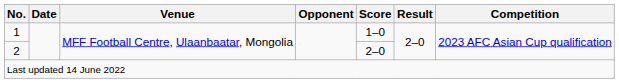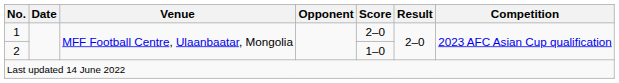(375, 32) 1–0 -> (375, 32) 2–0
(375, 51) 2–0 -> (375, 51) 1–0
